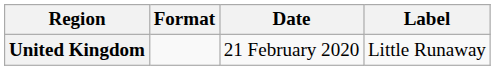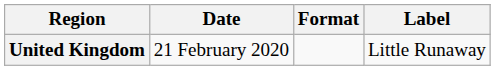columns swapped: (292, 19) <-> (184, 19)
